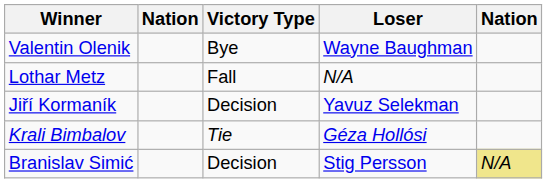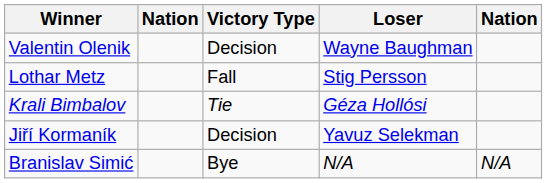(223, 47) Bye -> (242, 47) Decision
(338, 76) N/A -> (375, 76) Stig Persson
rows swapped: (62, 105) <-> (67, 134)
(242, 163) Decision -> (223, 163) Bye
(375, 163) Stig Persson -> (338, 163) N/A
(496, 163) khaki background -> (496, 163) no background
